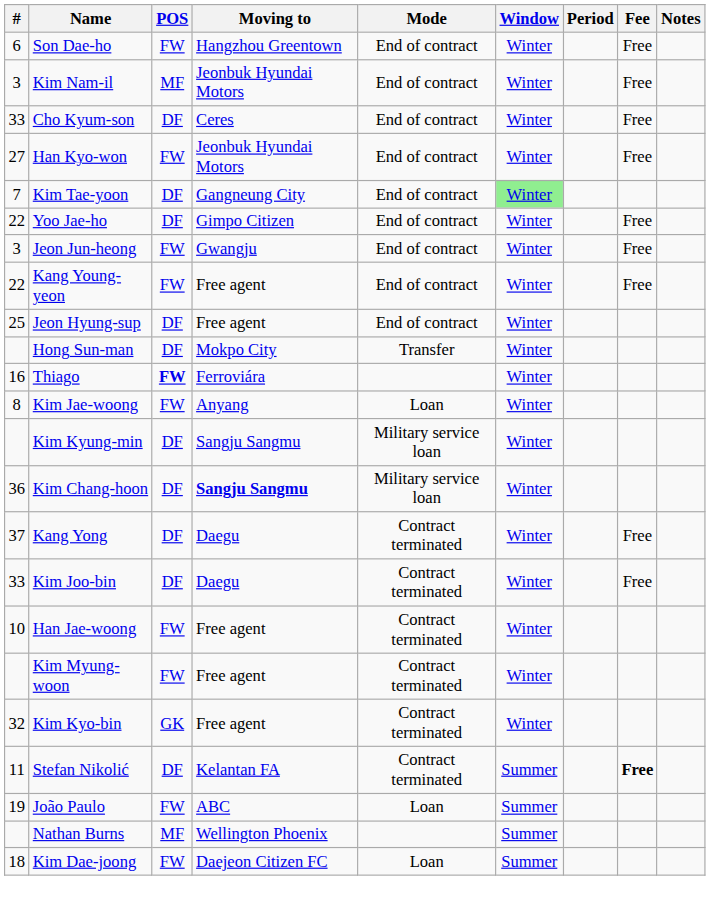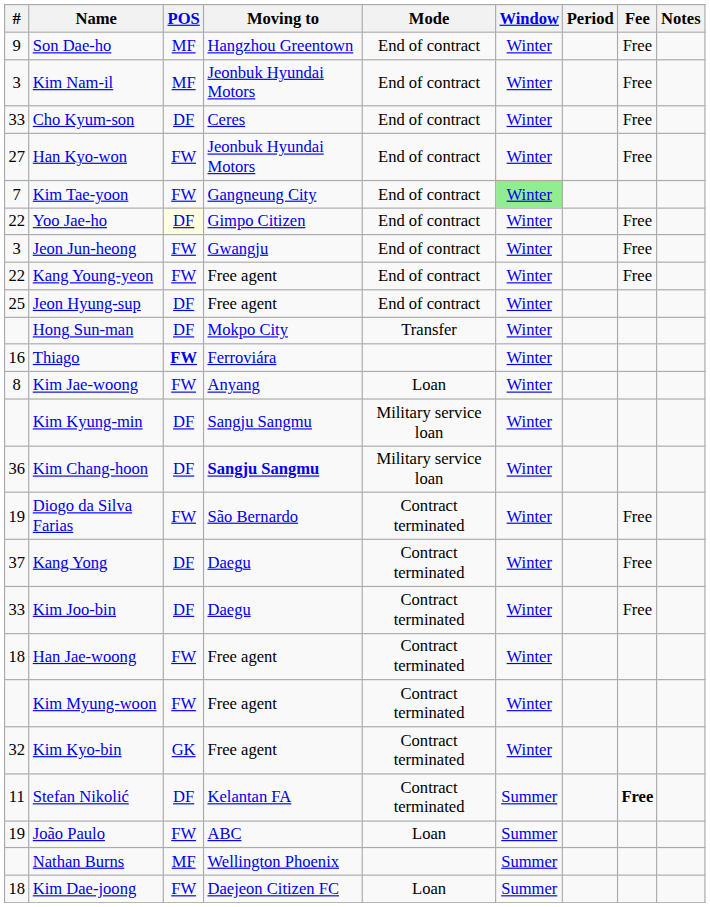(17, 45) 6 -> (17, 45) 9
(172, 45) FW -> (184, 45) MF
(172, 194) DF -> (184, 194) FW
(172, 221) no background -> (184, 221) lightyellow background
+ row: (82, 516)
(17, 629) 10 -> (17, 656) 18
